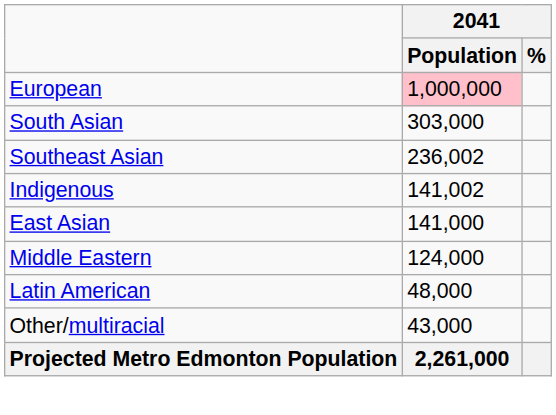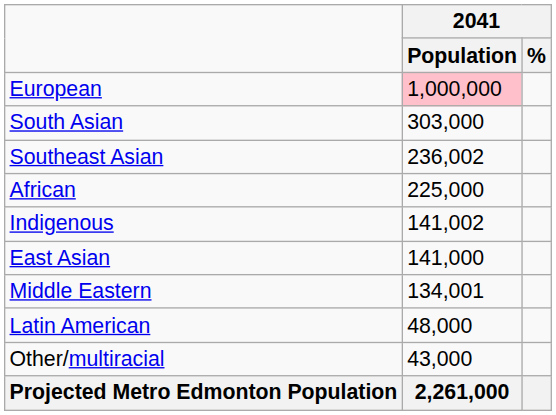+ row: (43, 190)
(446, 257) 124,000 -> (446, 291) 134,001
